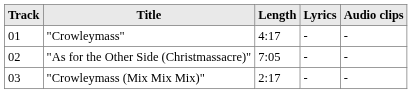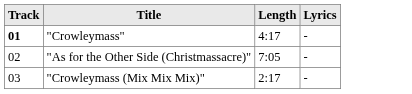- column: (374, 15)
(14, 36) normal -> (14, 36) bold
